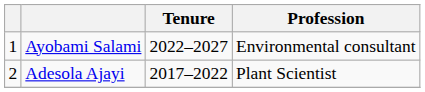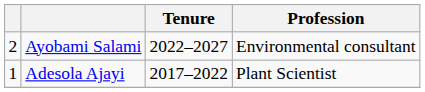(13, 45) 1 -> (13, 45) 2
(13, 73) 2 -> (13, 73) 1
